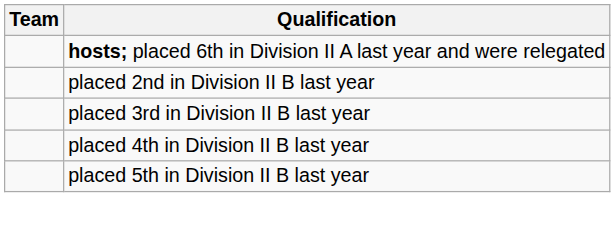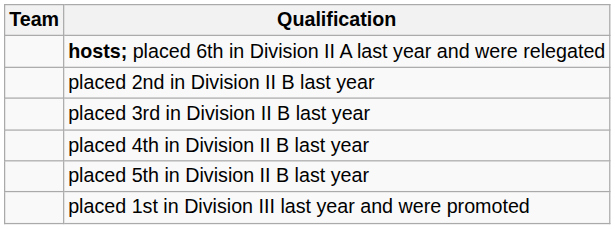+ row: (299, 207)
